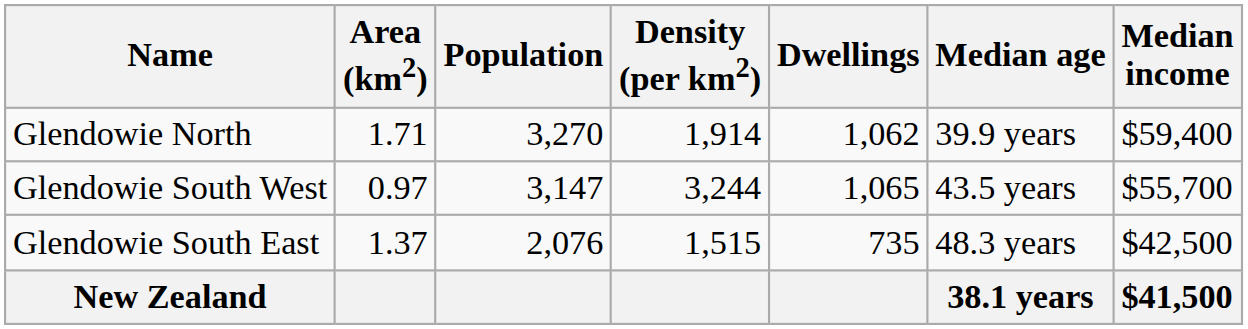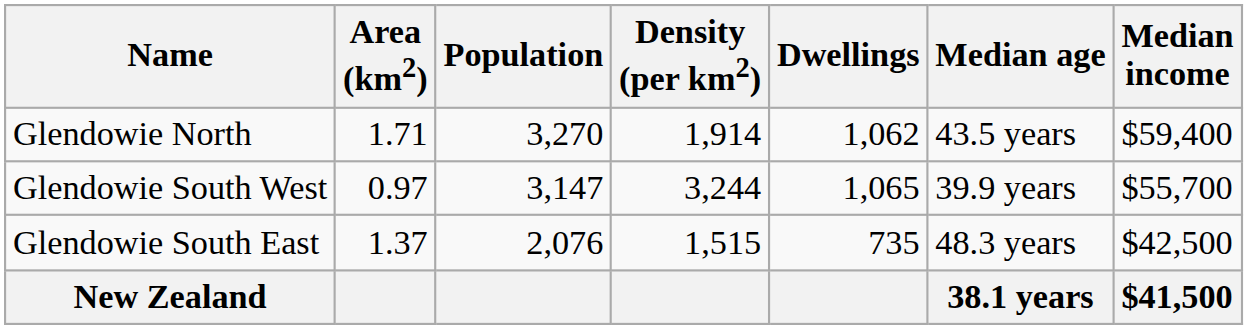(1006, 133) 39.9 years -> (1006, 133) 43.5 years
(1006, 188) 43.5 years -> (1006, 188) 39.9 years
